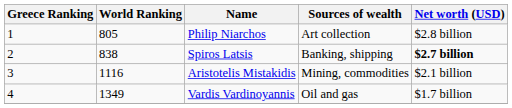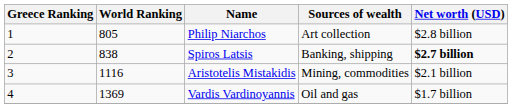(112, 93) 1349 -> (112, 93) 1369
